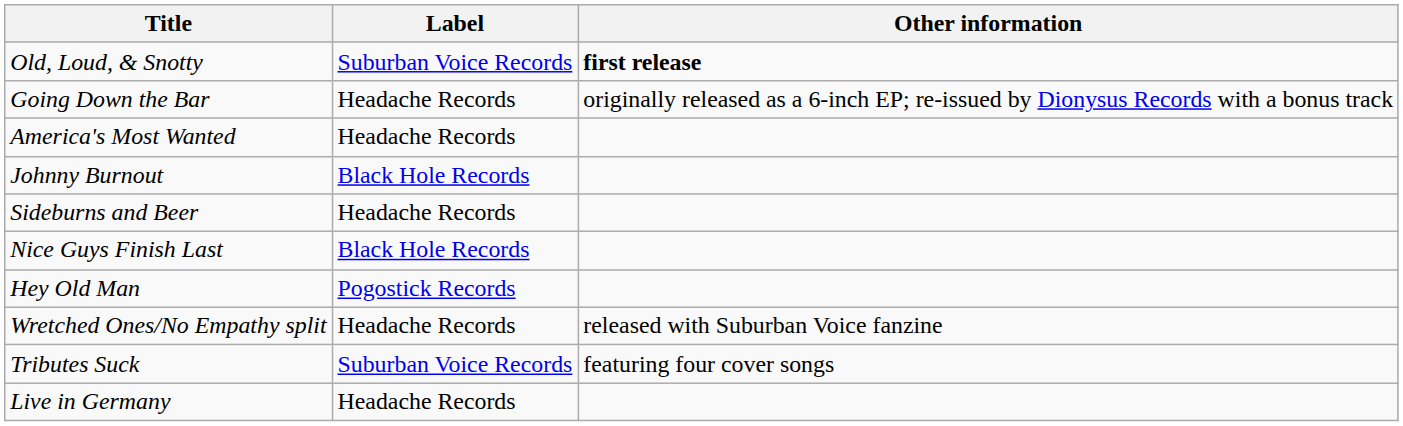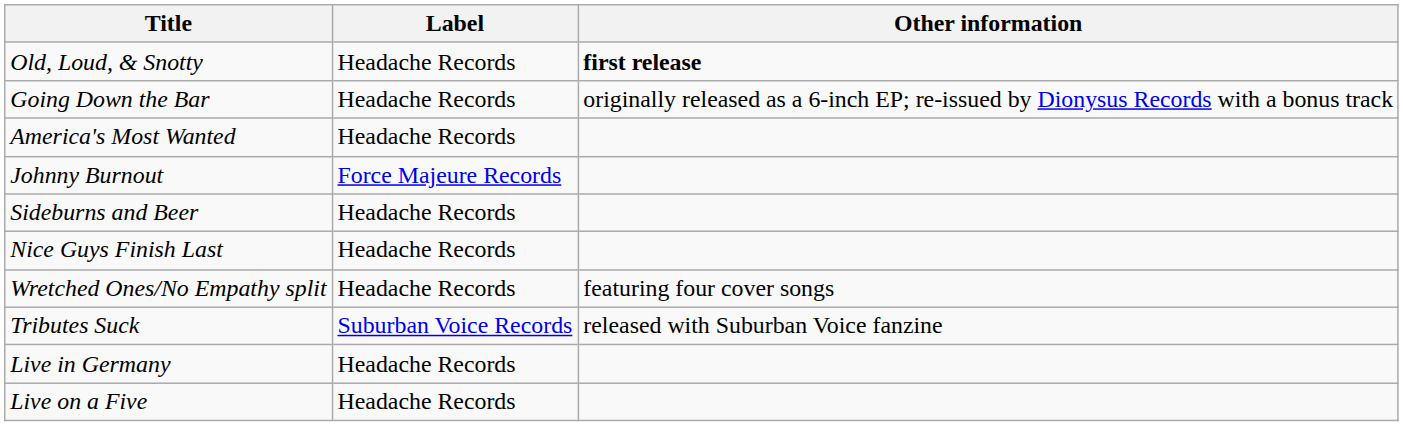(455, 61) Suburban Voice Records -> (427, 61) Headache Records
(434, 174) Black Hole Records -> (449, 174) Force Majeure Records
(434, 250) Black Hole Records -> (427, 250) Headache Records
- row: (75, 288)
(763, 325) released with Suburban Voice fanzine -> (709, 288) featuring four cover songs
(709, 363) featuring four cover songs -> (763, 325) released with Suburban Voice fanzine
+ row: (79, 401)
